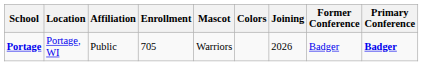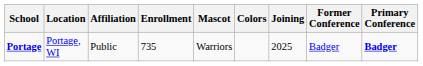(148, 46) 705 -> (148, 46) 735
(282, 46) 2026 -> (282, 46) 2025
